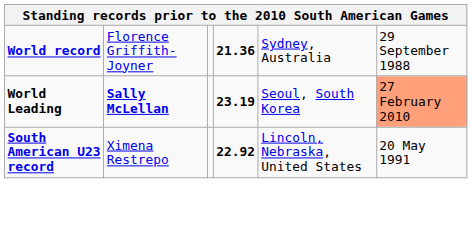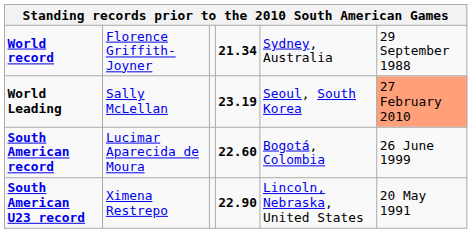(236, 51) 21.36 -> (238, 51) 21.34
(138, 101) bold -> (137, 101) normal
+ row: (39, 152)
(236, 152) 22.92 -> (238, 203) 22.90
